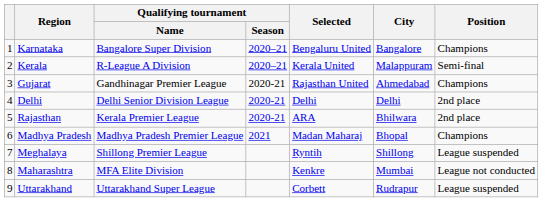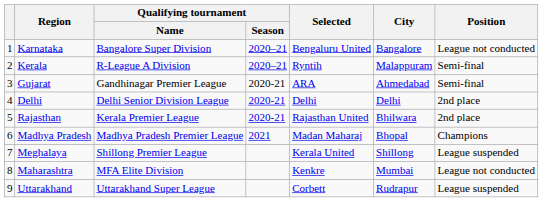(463, 48) Champions -> (486, 48) League not conducted
(323, 65) Kerala United -> (307, 65) Ryntih
(330, 83) Rajasthan United -> (304, 83) ARA
(463, 83) Champions -> (461, 83) Semi-final
(304, 118) ARA -> (330, 118) Rajasthan United
(307, 153) Ryntih -> (323, 153) Kerala United
